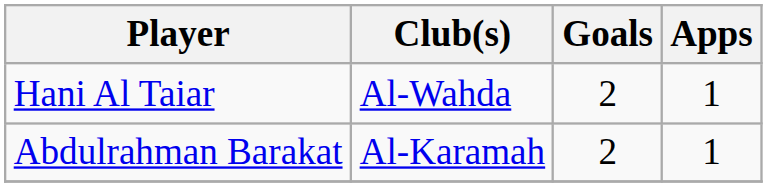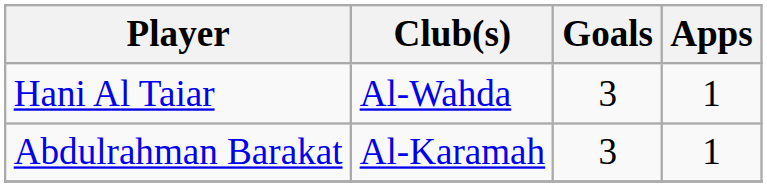(608, 92) 2 -> (608, 92) 3
(608, 151) 2 -> (608, 151) 3
